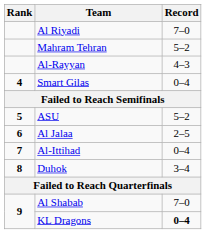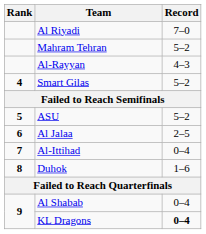(182, 82) 0–4 -> (182, 82) 5–2
(182, 168) 3–4 -> (182, 168) 1–6
(182, 202) 7–0 -> (182, 202) 0–4
